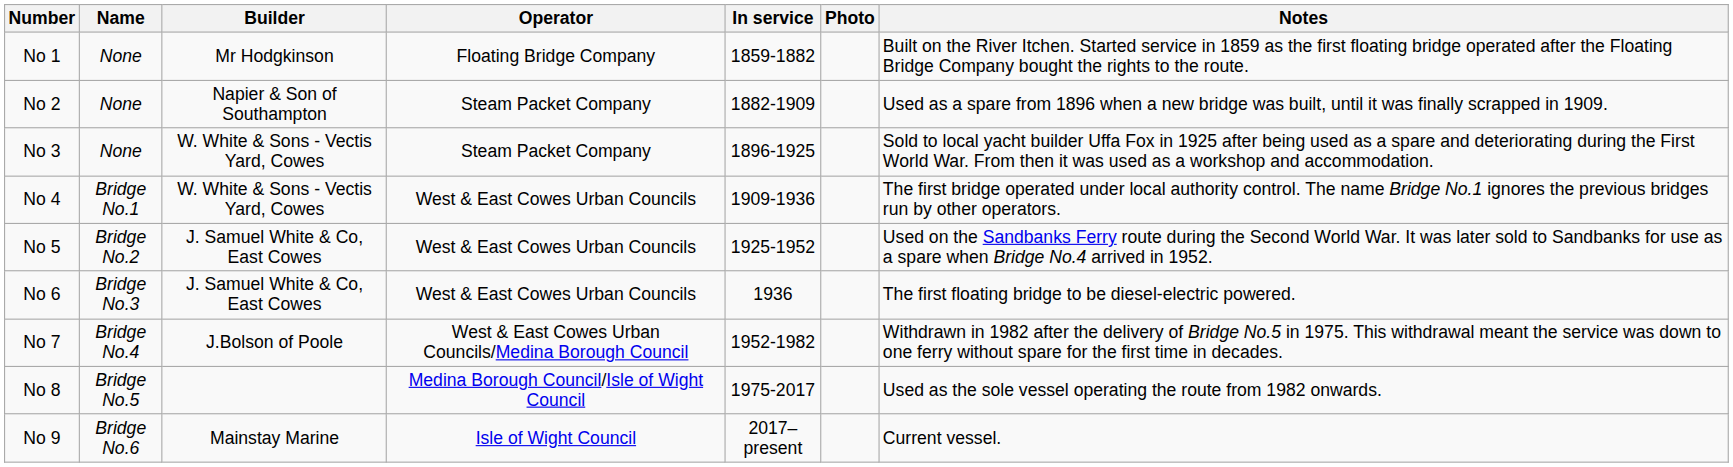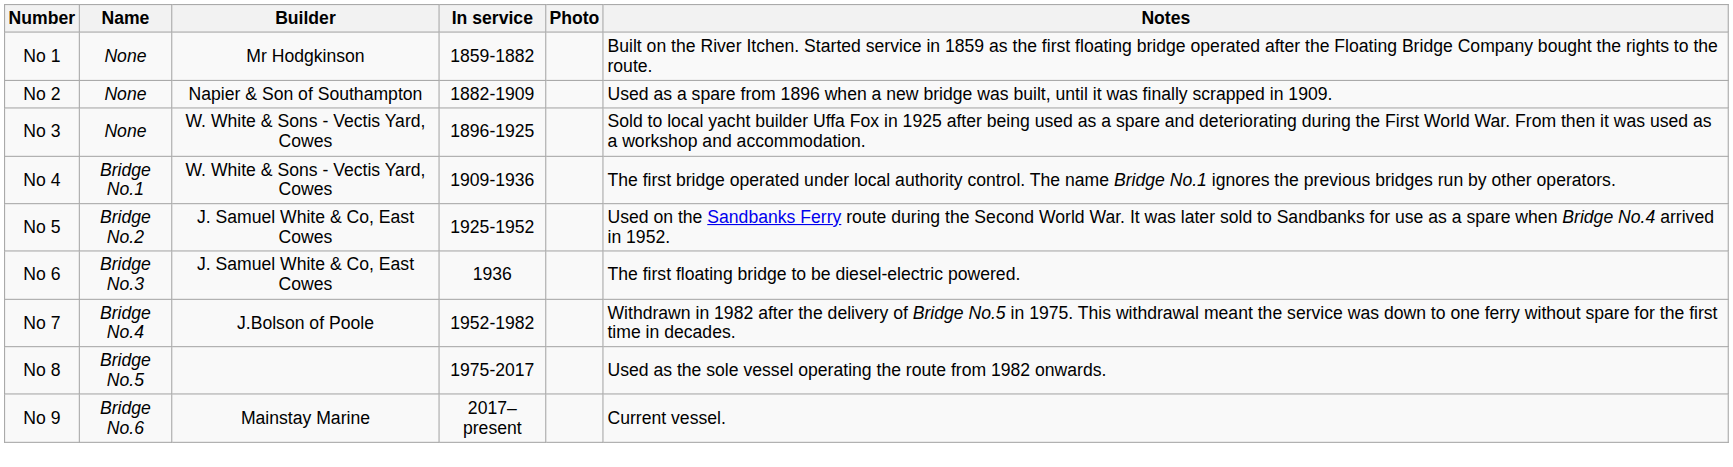- column: (556, 18)
